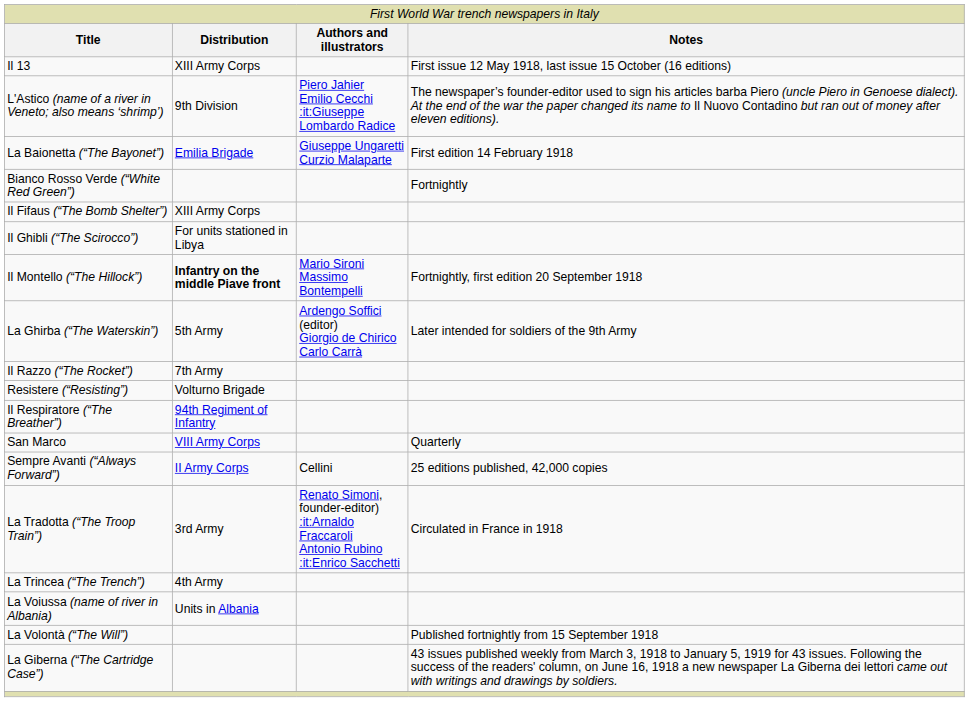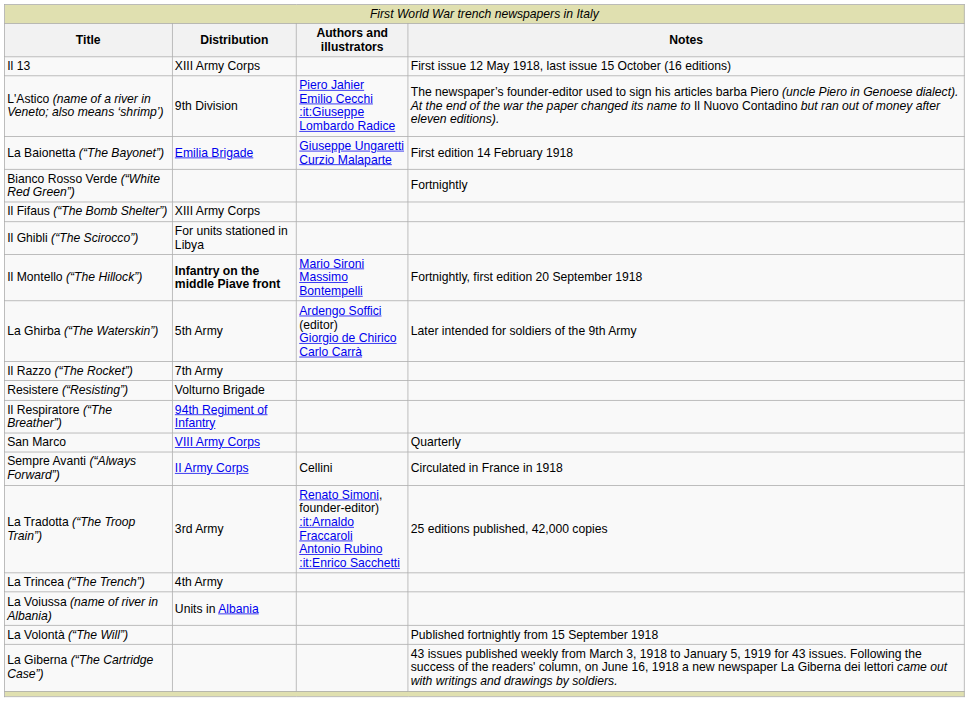(509, 468) 25 editions published, 42,000 copies -> (487, 468) Circulated in France in 1918
(487, 529) Circulated in France in 1918 -> (509, 529) 25 editions published, 42,000 copies
